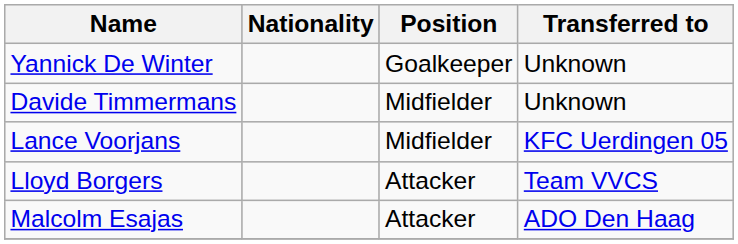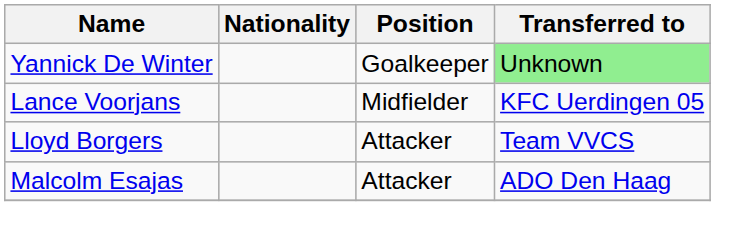(575, 63) no background -> (551, 63) lightgreen background
- row: (123, 102)
